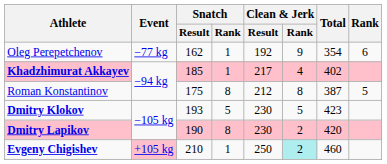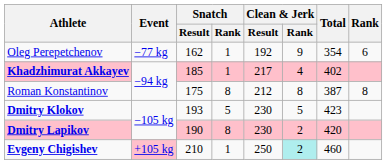(365, 91) 5 -> (365, 91) 8
